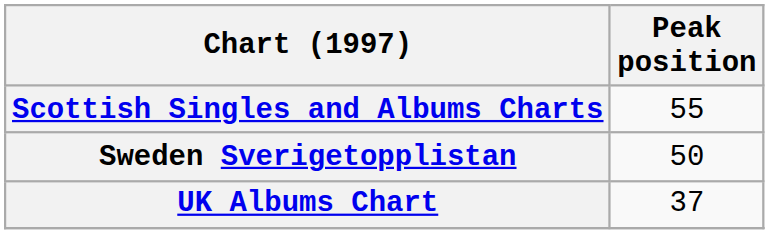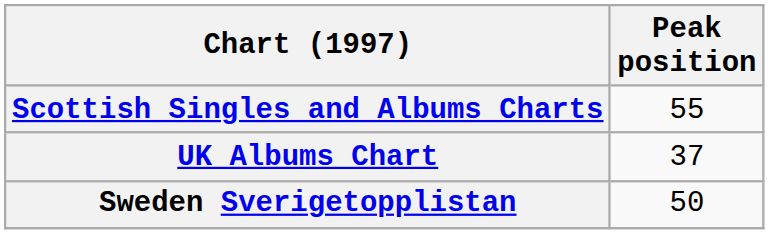rows swapped: (308, 157) <-> (308, 204)
